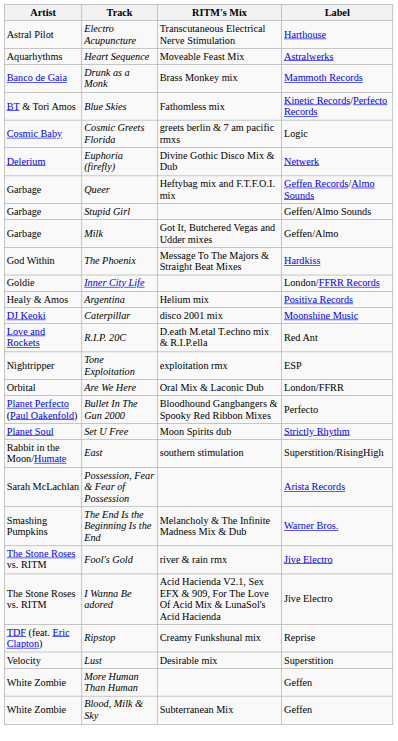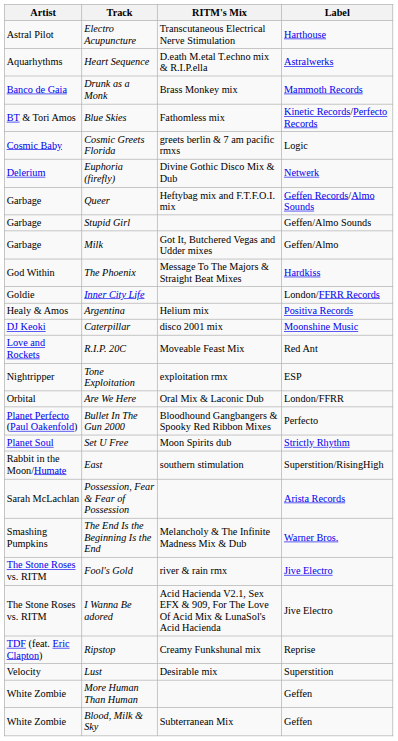(202, 56) Moveable Feast Mix -> (214, 62) D.eath M.etal T.echno mix & R.I.P.ella
(214, 337) D.eath M.etal T.echno mix & R.I.P.ella -> (202, 349) Moveable Feast Mix
